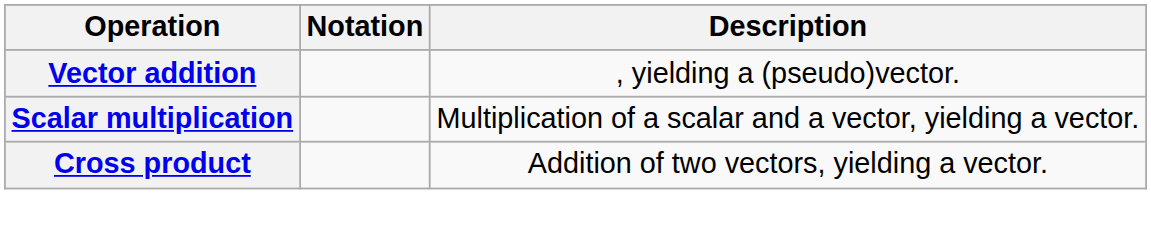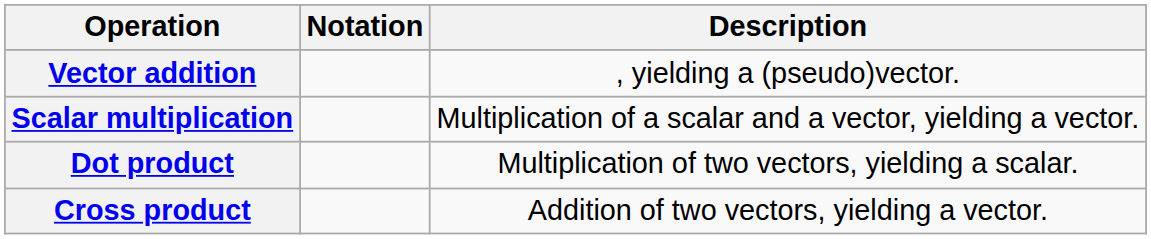+ row: (152, 164)
